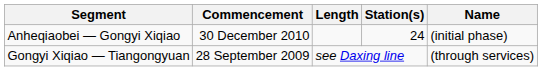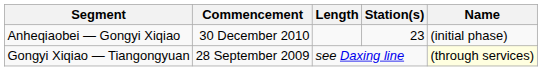(417, 35) 24 -> (417, 35) 23
(482, 55) no background -> (482, 55) lightyellow background
